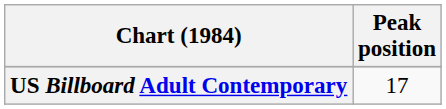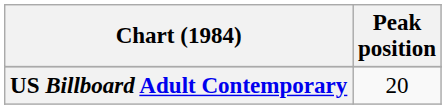(397, 85) 17 -> (397, 85) 20
